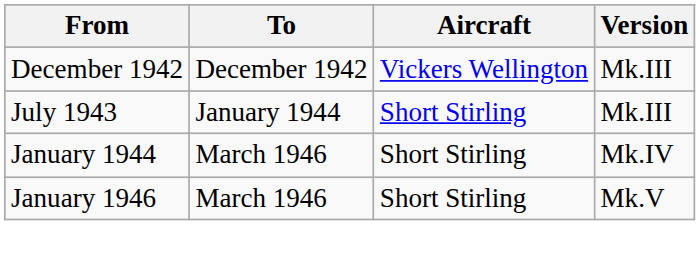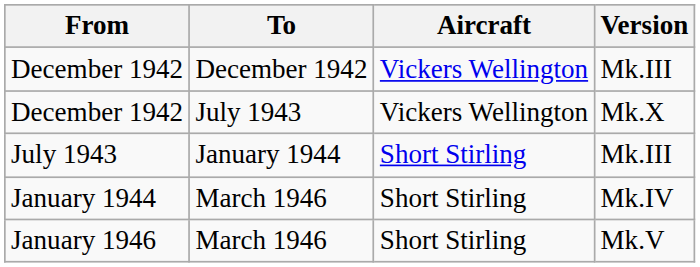+ row: (97, 111)
